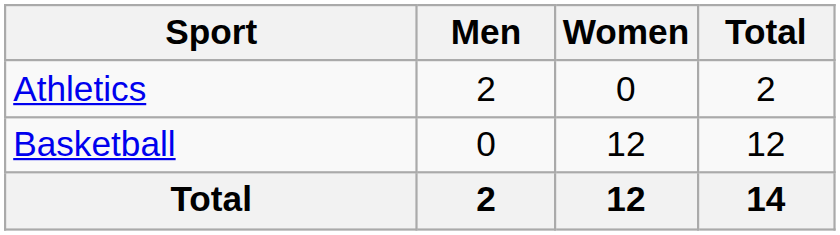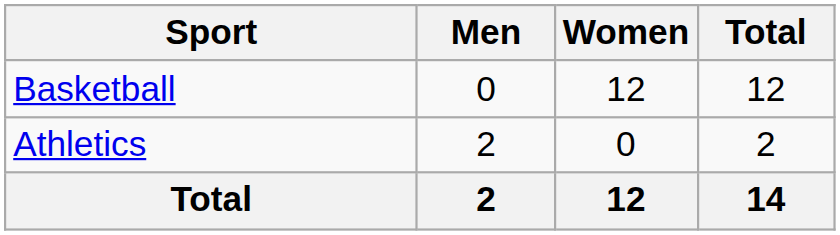rows swapped: (80, 88) <-> (94, 144)
